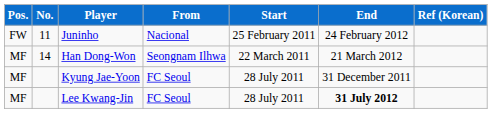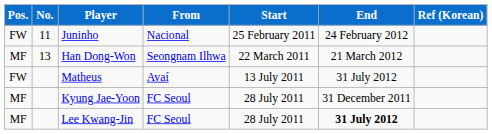(45, 56) 14 -> (45, 56) 13
+ row: (82, 77)
